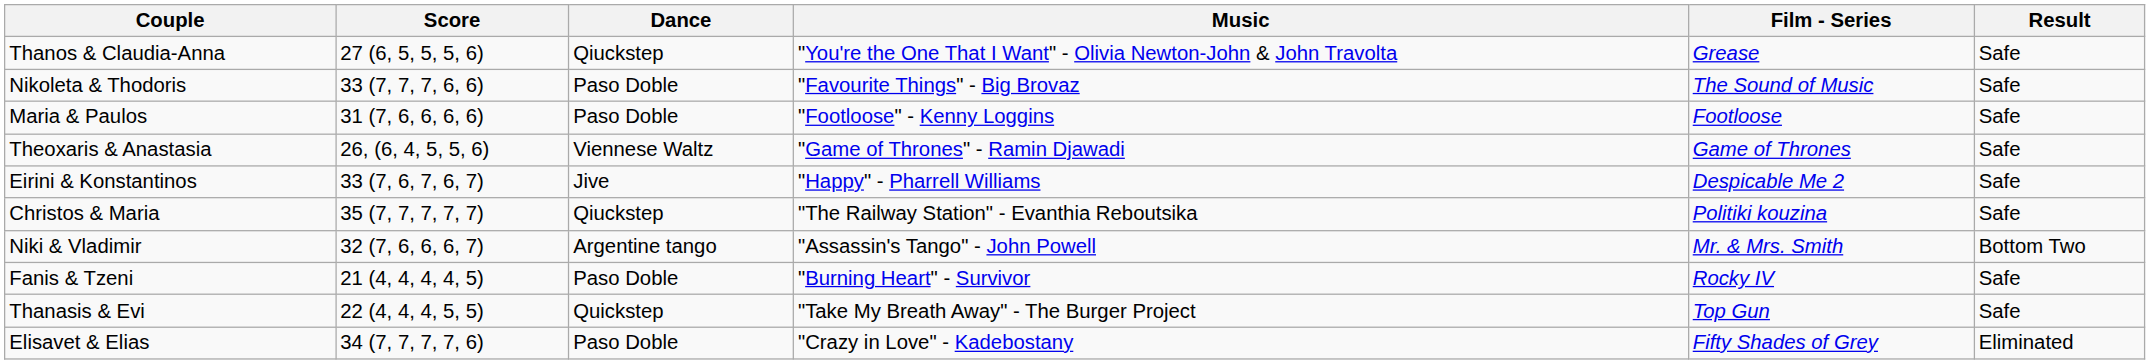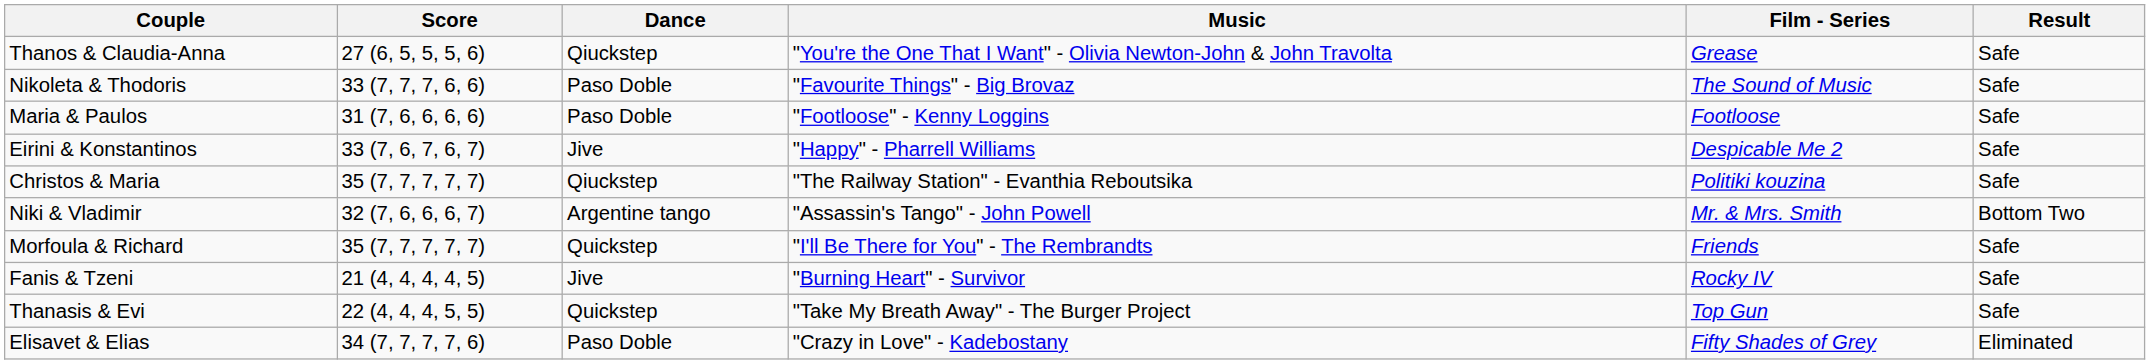- row: (110, 149)
+ row: (96, 246)
(626, 278) Paso Doble -> (585, 278) Jive
